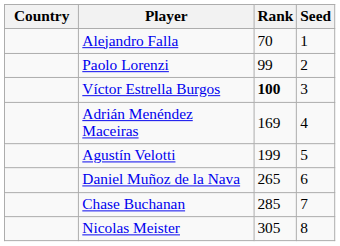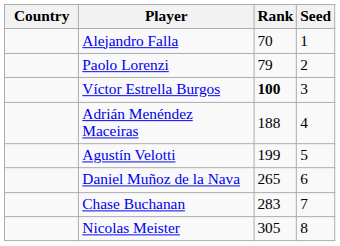(265, 65) 99 -> (265, 65) 79
(269, 122) 169 -> (269, 122) 188
(269, 204) 285 -> (269, 204) 283
